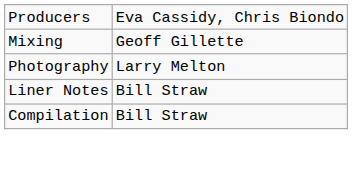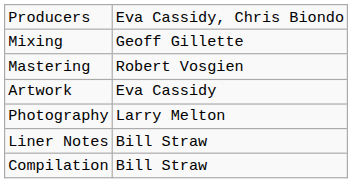+ row: (49, 67)
+ row: (40, 91)
